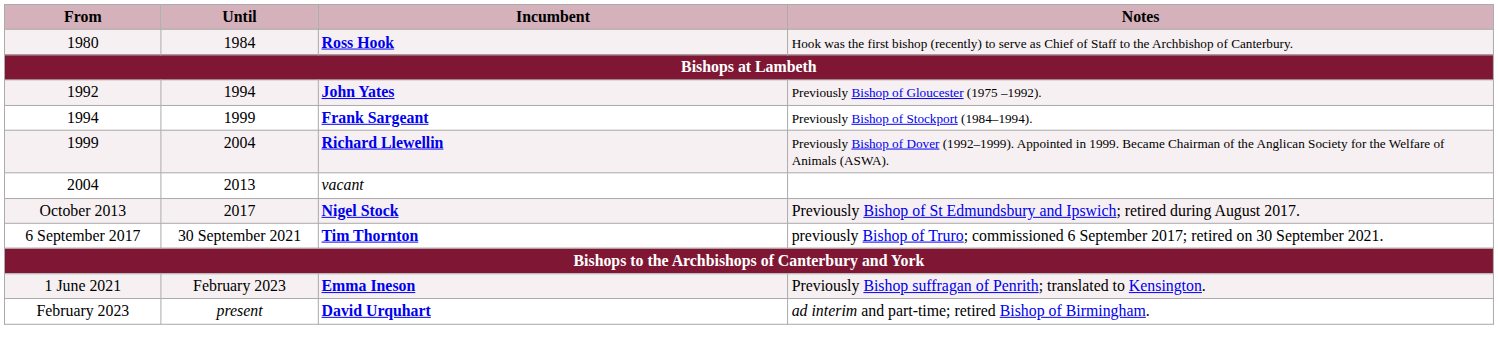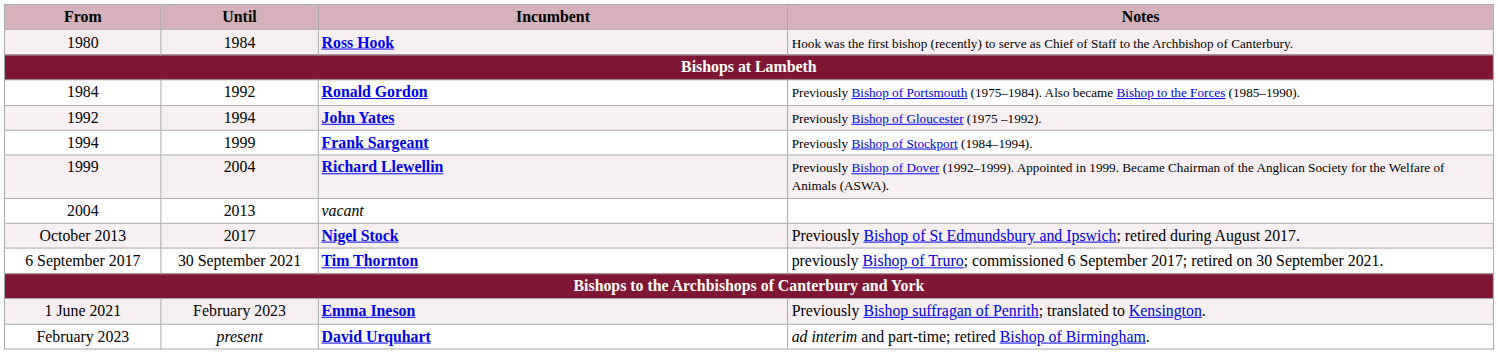+ row: (375, 92)
